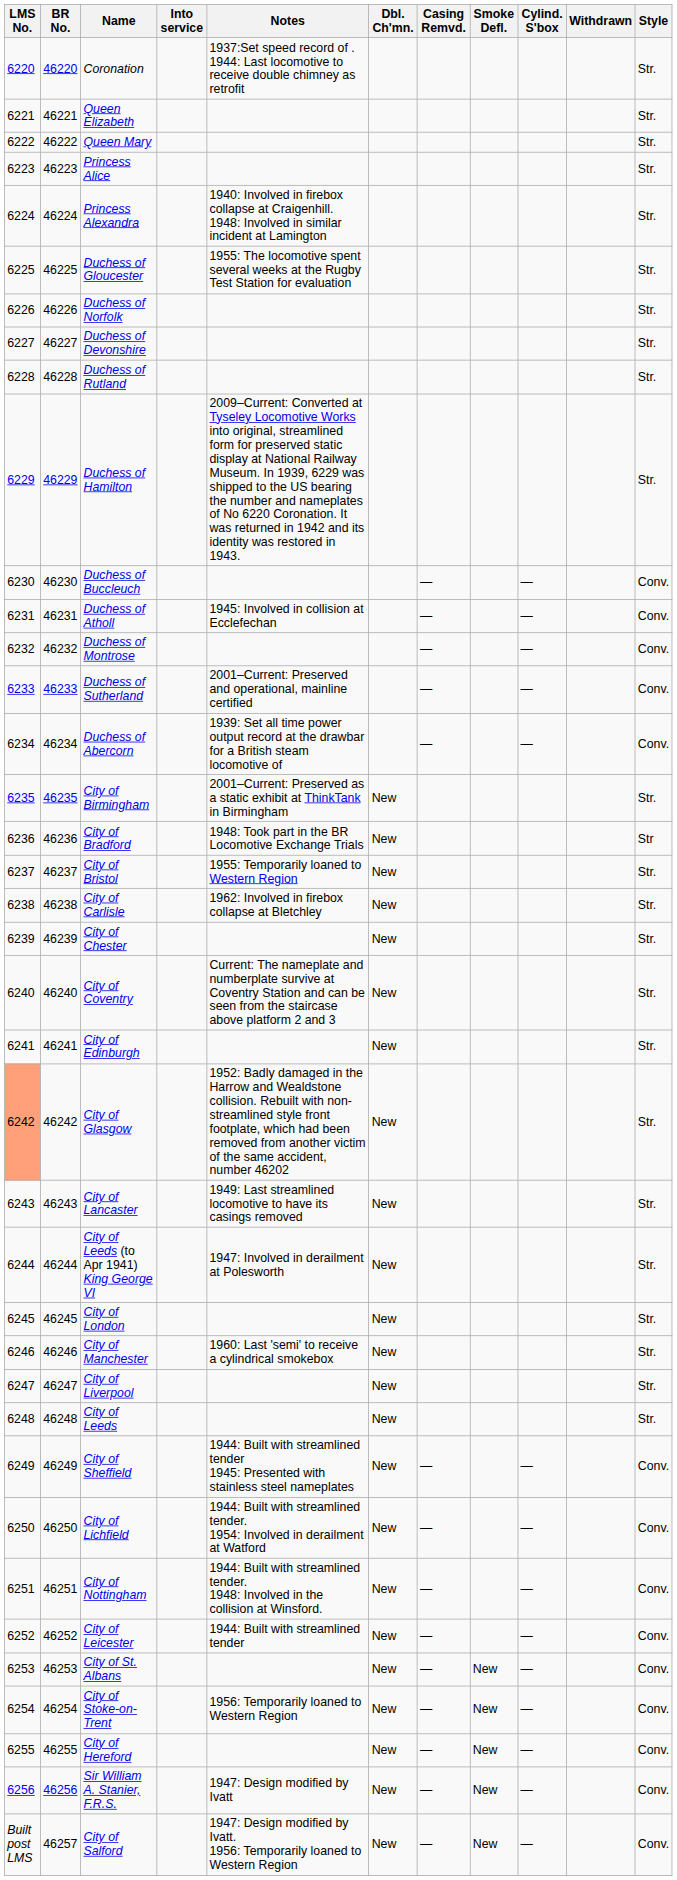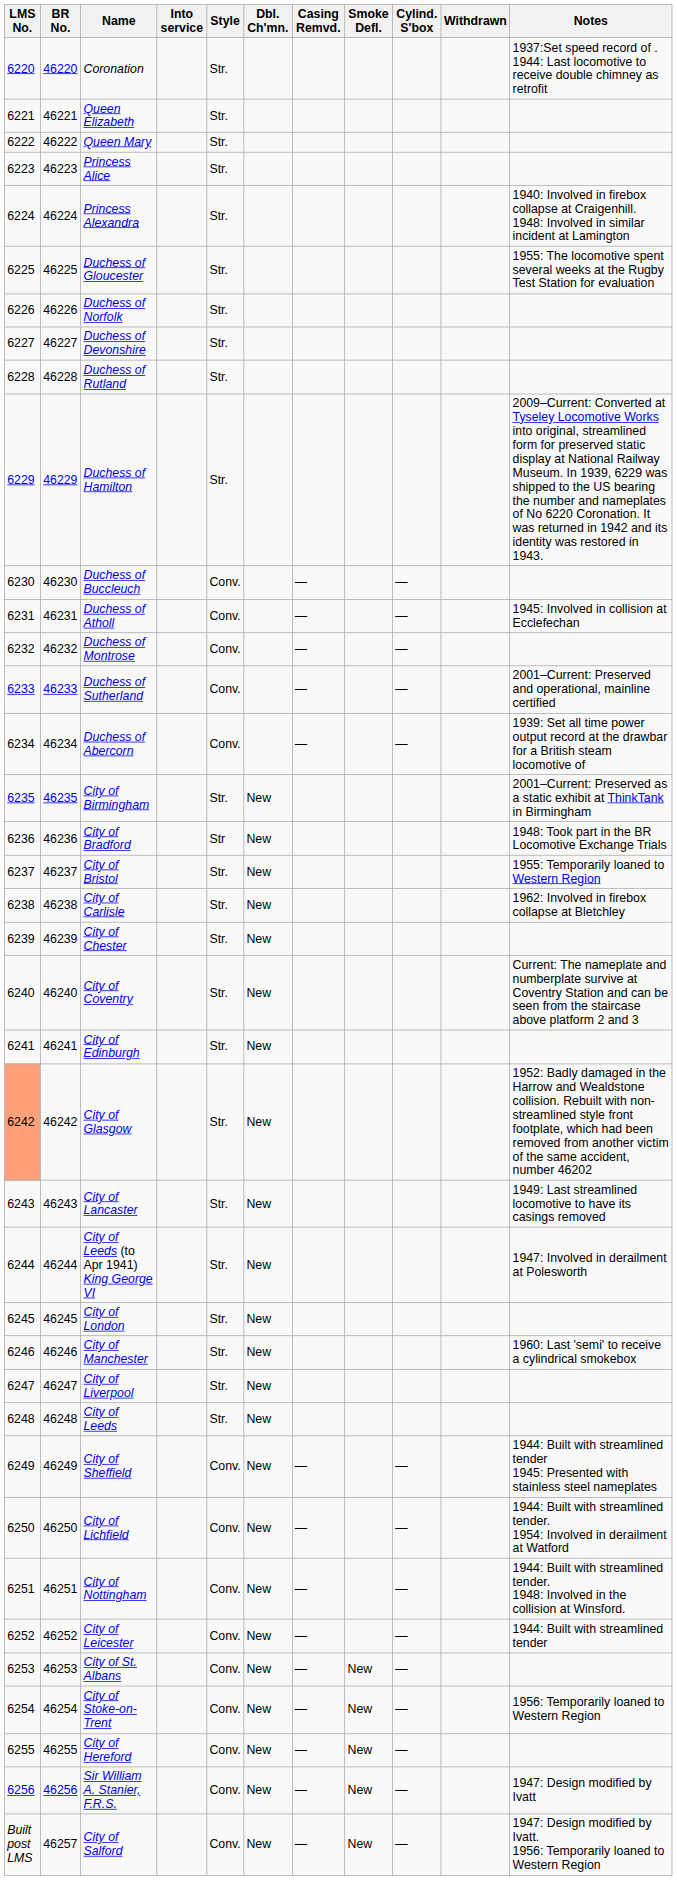columns swapped: (653, 21) <-> (288, 21)
